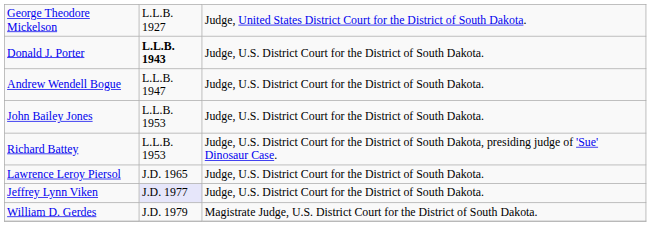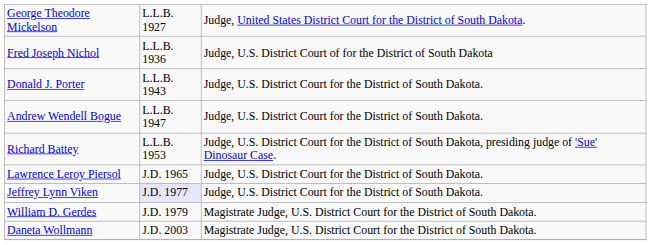+ row: (53, 52)
(158, 52) bold -> (158, 84) normal
- row: (50, 116)
+ row: (50, 230)
